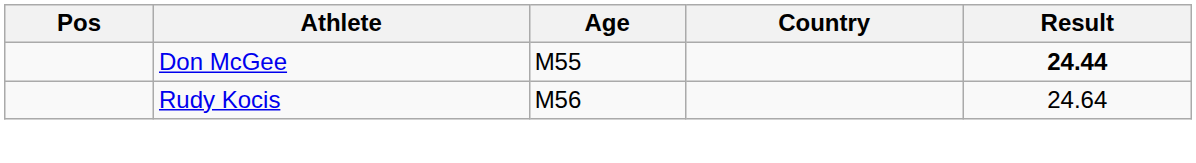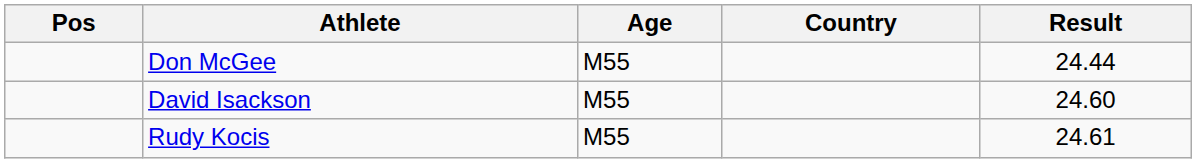(1077, 61) bold -> (1086, 61) normal
+ row: (229, 99)
(558, 99) M56 -> (606, 137) M55
(1077, 99) 24.64 -> (1086, 137) 24.61
